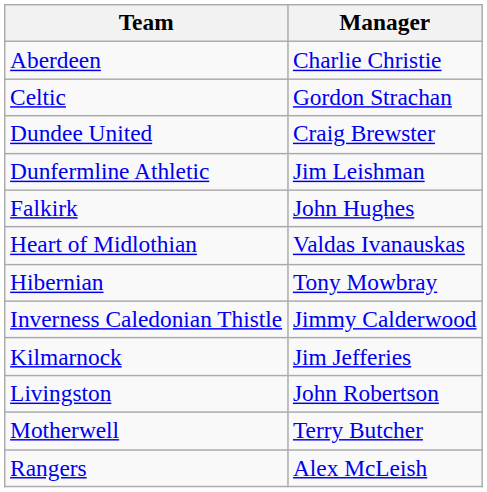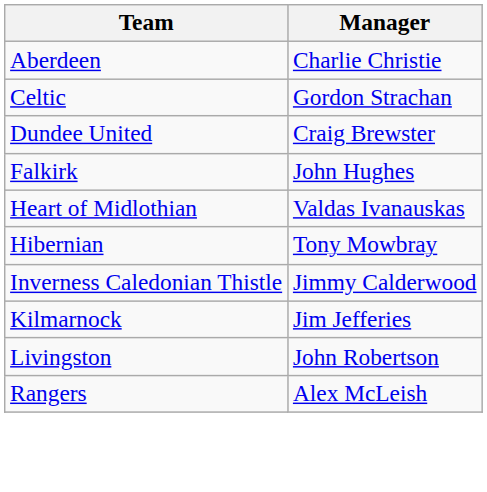- row: (110, 171)
- row: (65, 430)
